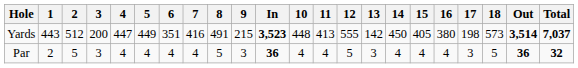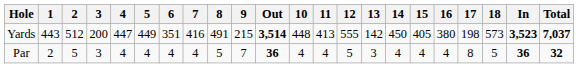columns swapped: (523, 14) <-> (272, 14)
(244, 53) 3 -> (244, 53) 7
(470, 53) 3 -> (470, 53) 8
